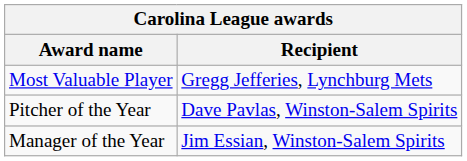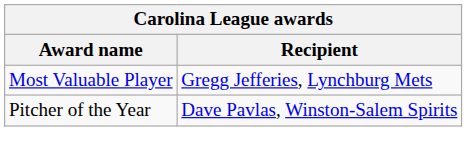- row: (87, 140)
